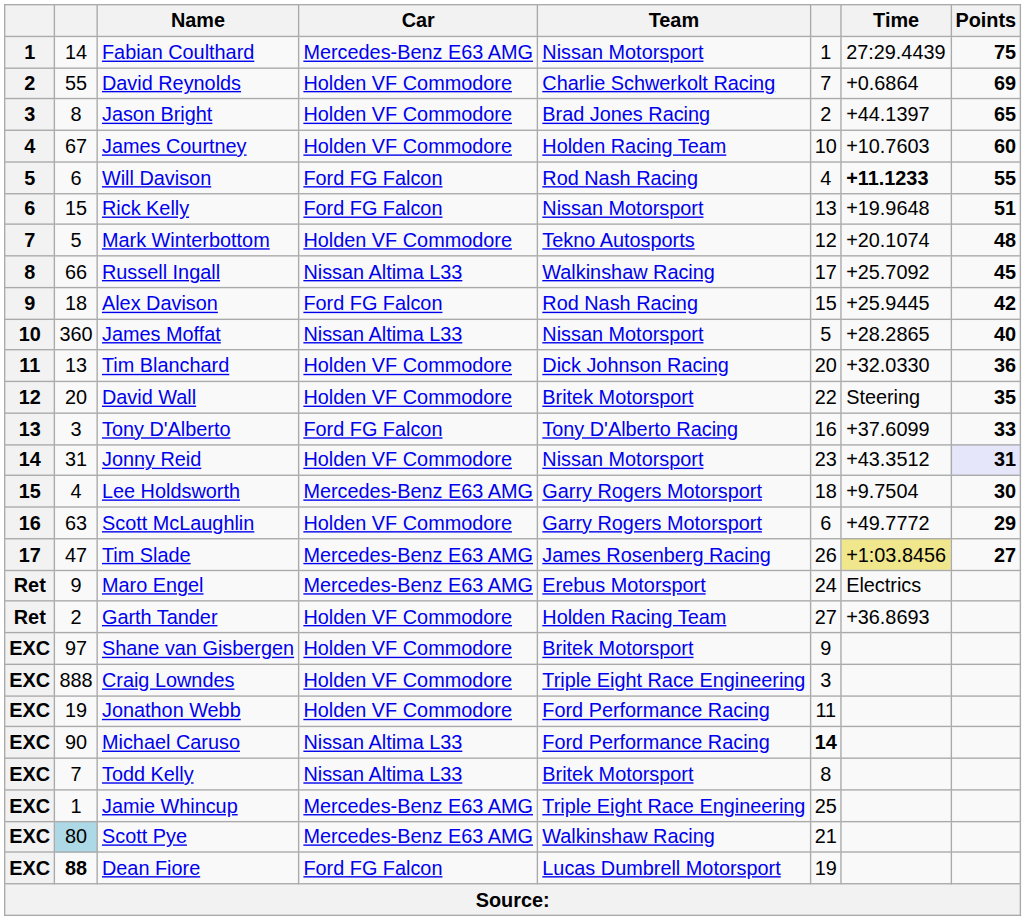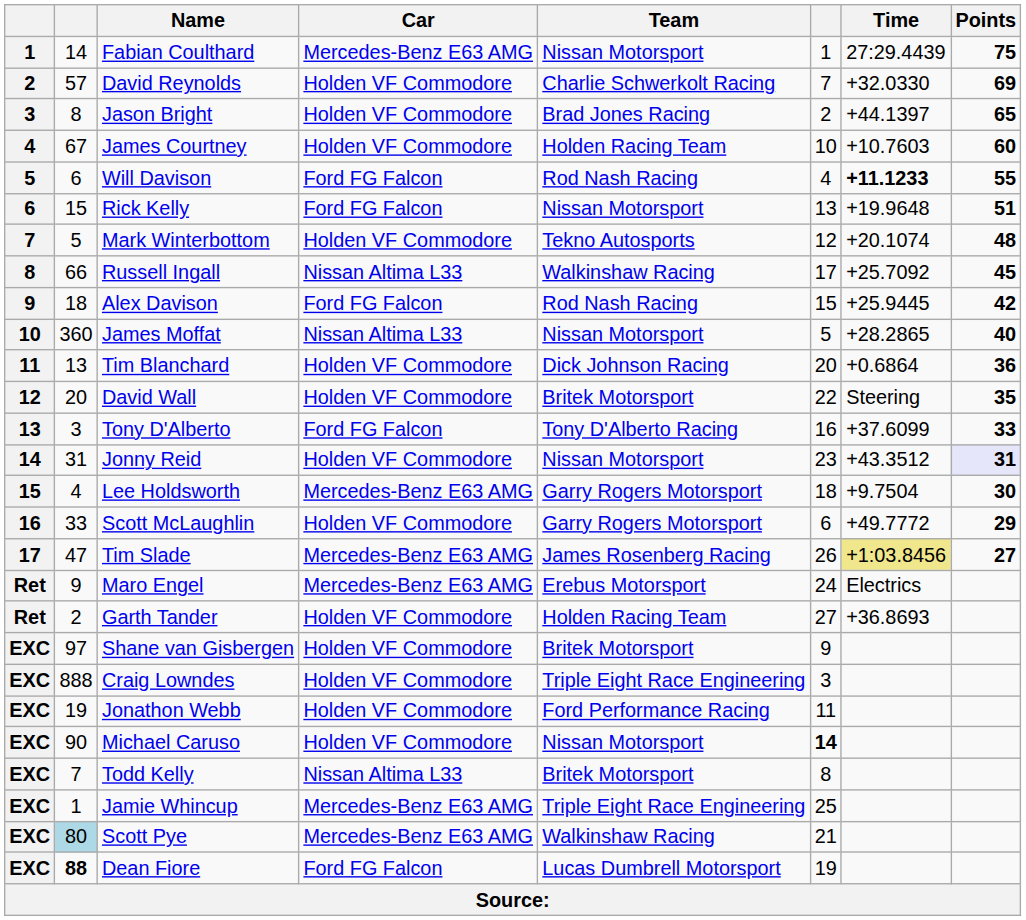(76, 84) 55 -> (76, 84) 57
(882, 84) +0.6864 -> (888, 84) +32.0330
(888, 366) +32.0330 -> (882, 366) +0.6864
(76, 523) 63 -> (76, 523) 33
(383, 743) Nissan Altima L33 -> (408, 743) Holden VF Commodore
(656, 743) Ford Performance Racing -> (623, 743) Nissan Motorsport
